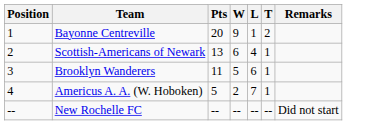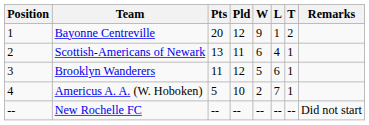+ column: (241, 14)
